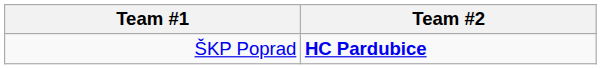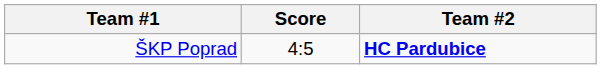+ column: (301, 19)
